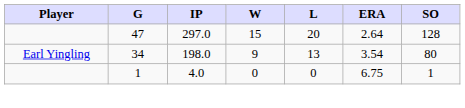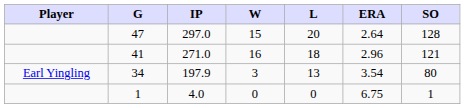+ row: (138, 53)
(196, 53) 198.0 -> (196, 73) 197.9
(255, 53) 9 -> (255, 73) 3
